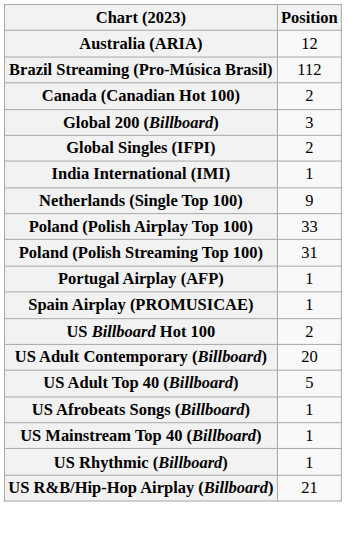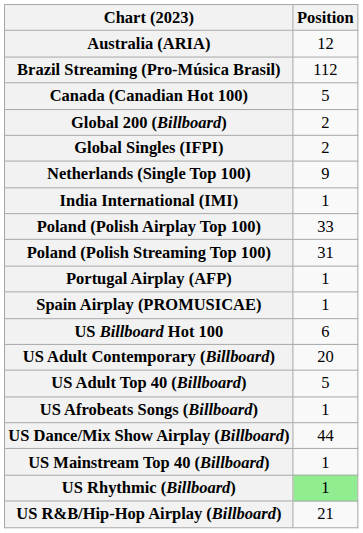(309, 95) 2 -> (325, 95) 5
(309, 122) 3 -> (325, 122) 2
rows swapped: (141, 174) <-> (141, 200)
(309, 331) 2 -> (325, 331) 6
+ row: (149, 435)
(309, 461) no background -> (325, 488) lightgreen background
